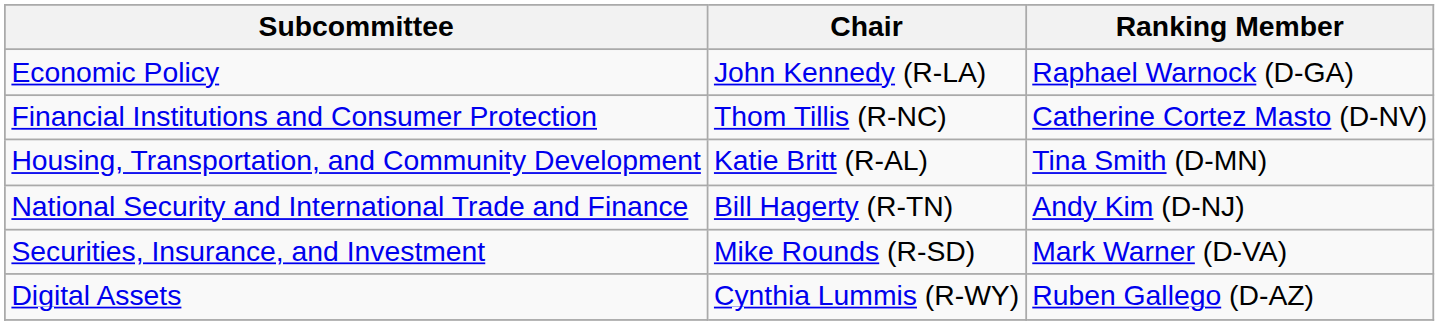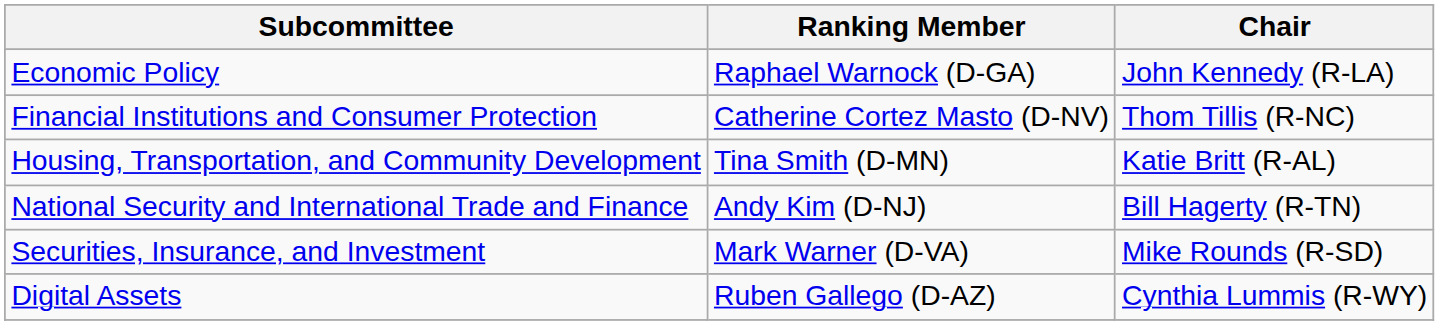columns swapped: (867, 26) <-> (1230, 26)
